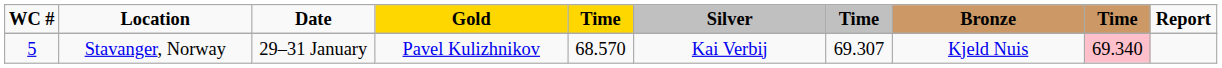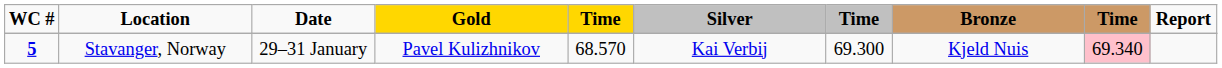(32, 48) normal -> (32, 48) bold
(859, 48) 69.307 -> (859, 48) 69.300
